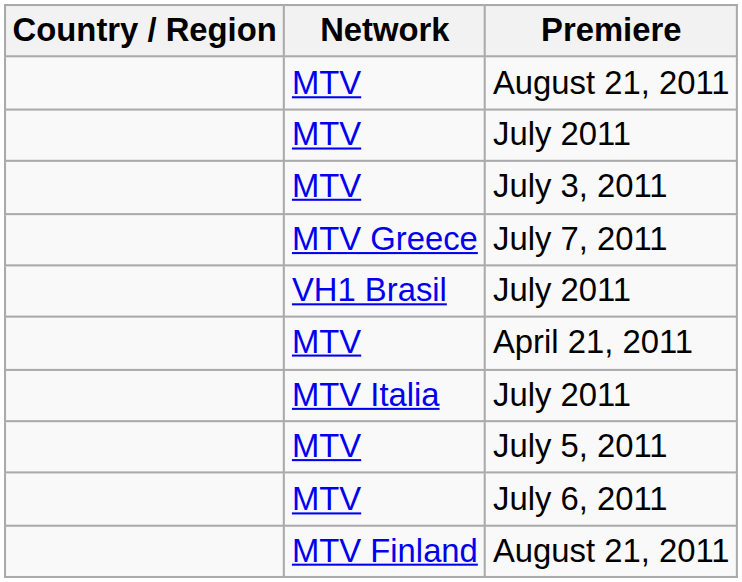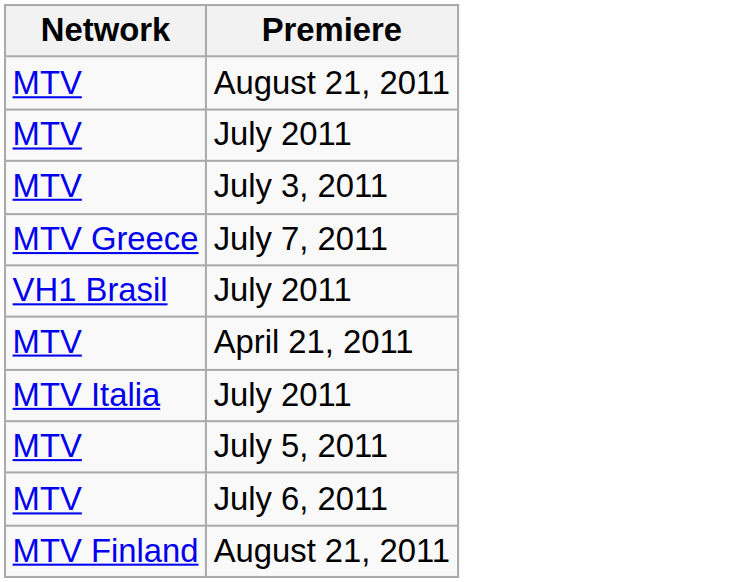- column: (145, 30)
